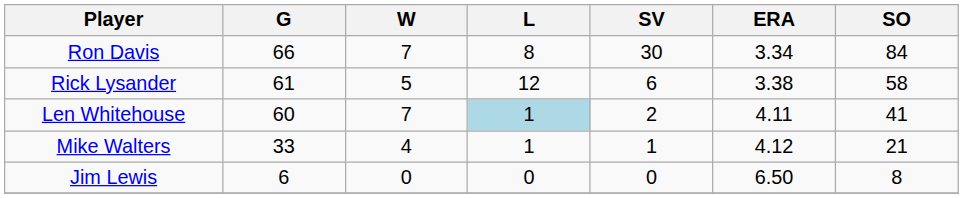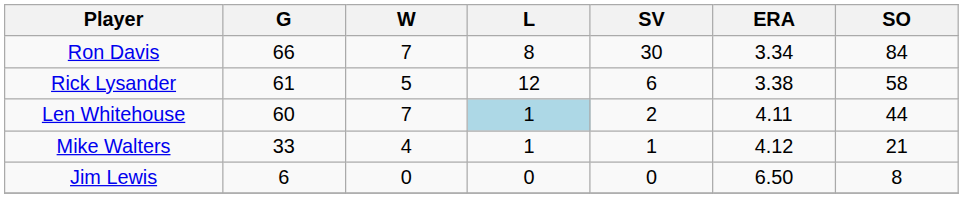(897, 114) 41 -> (897, 114) 44
